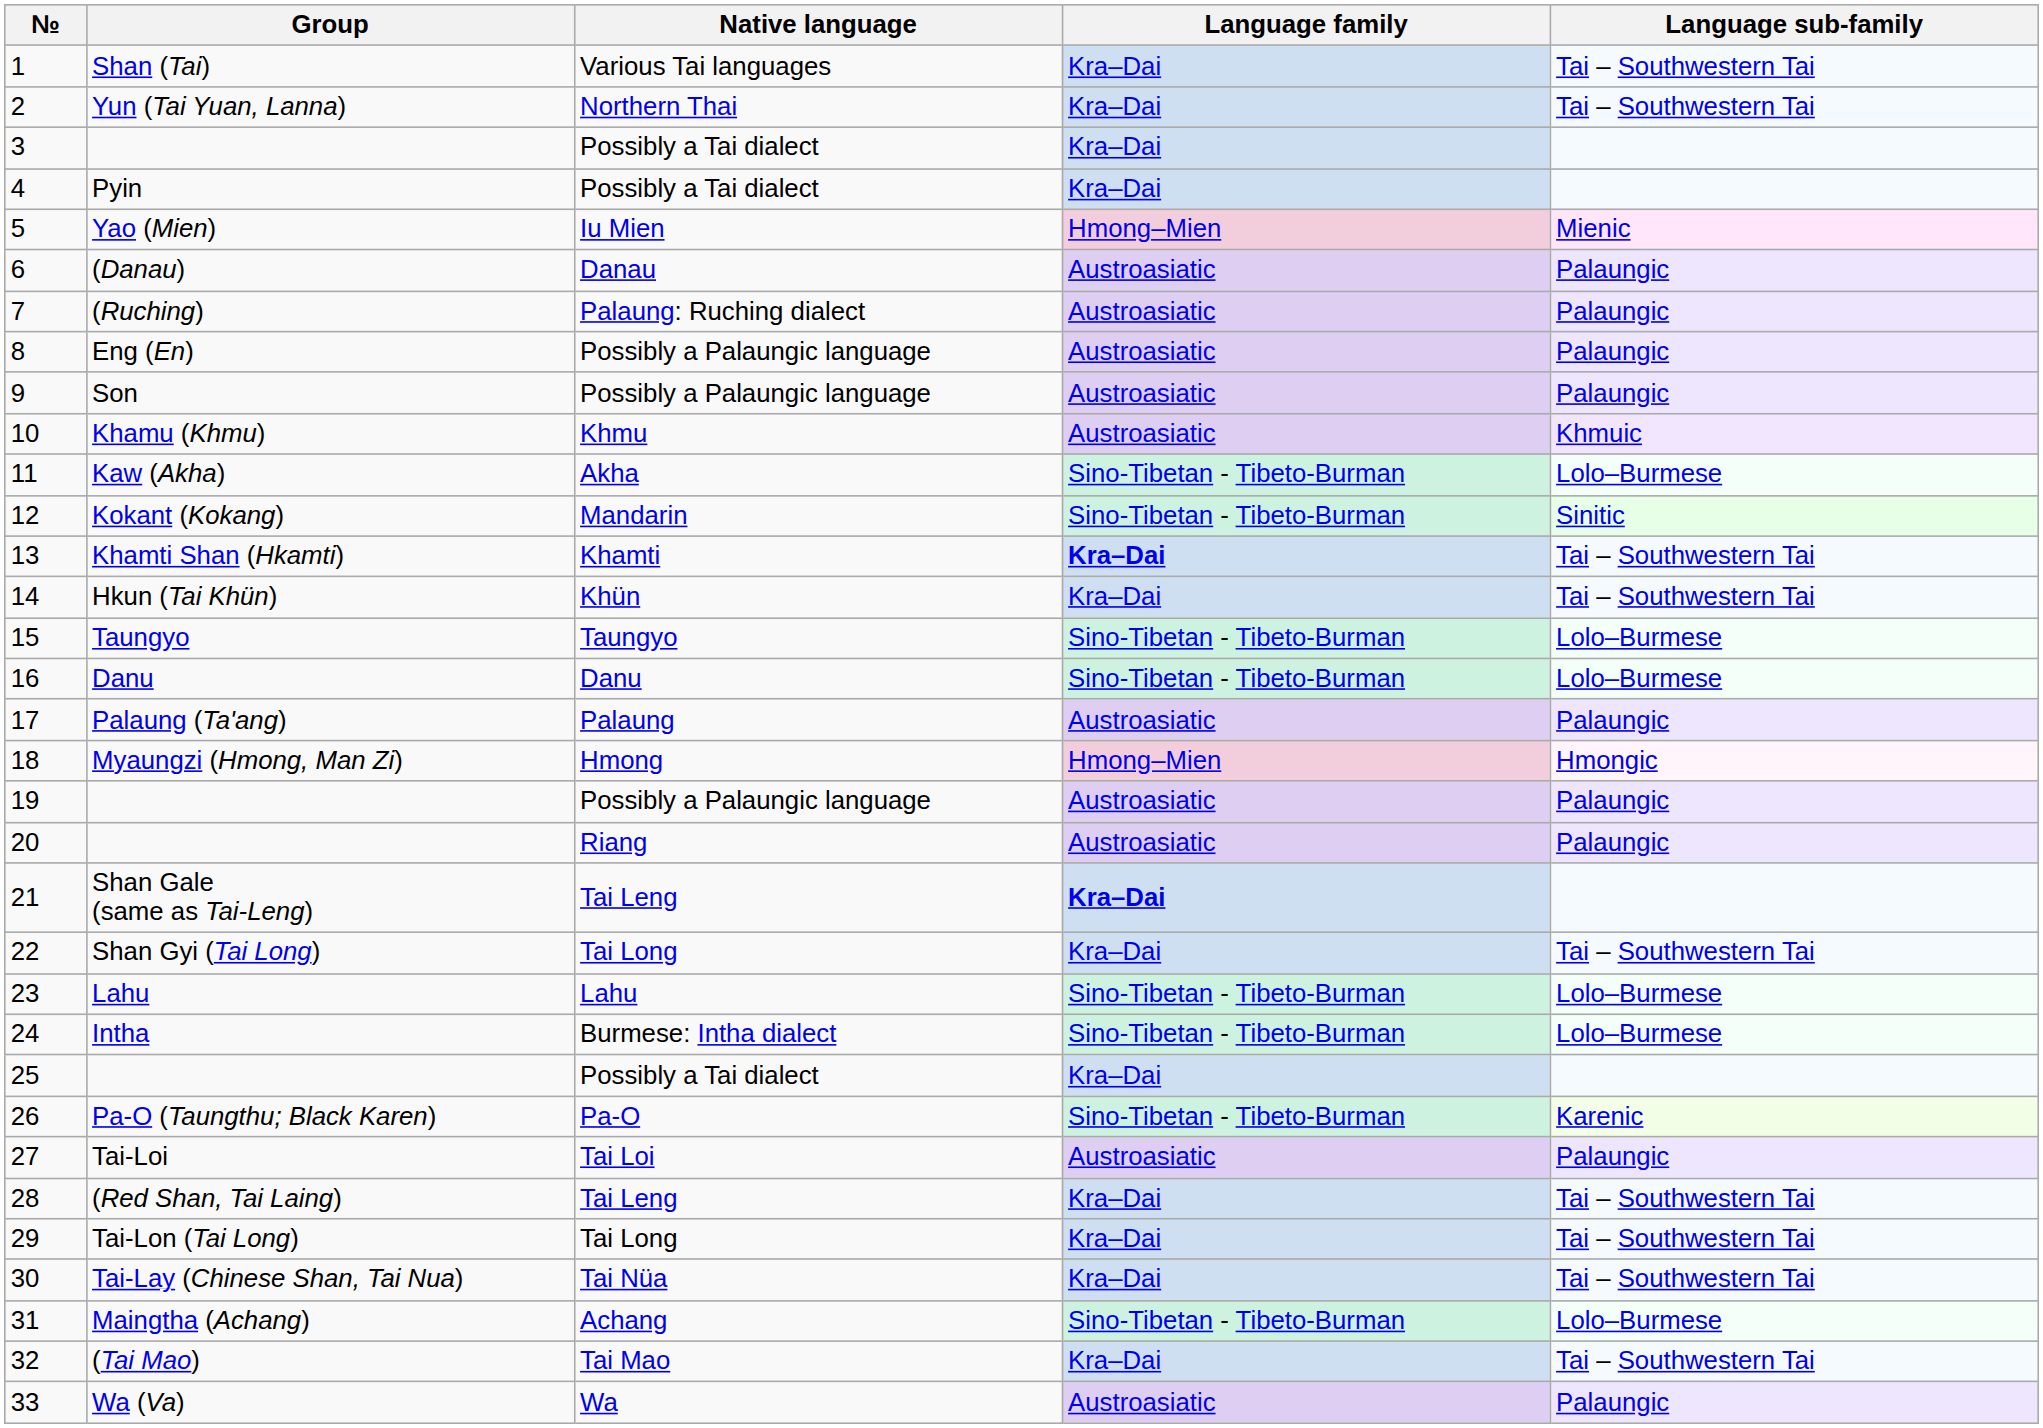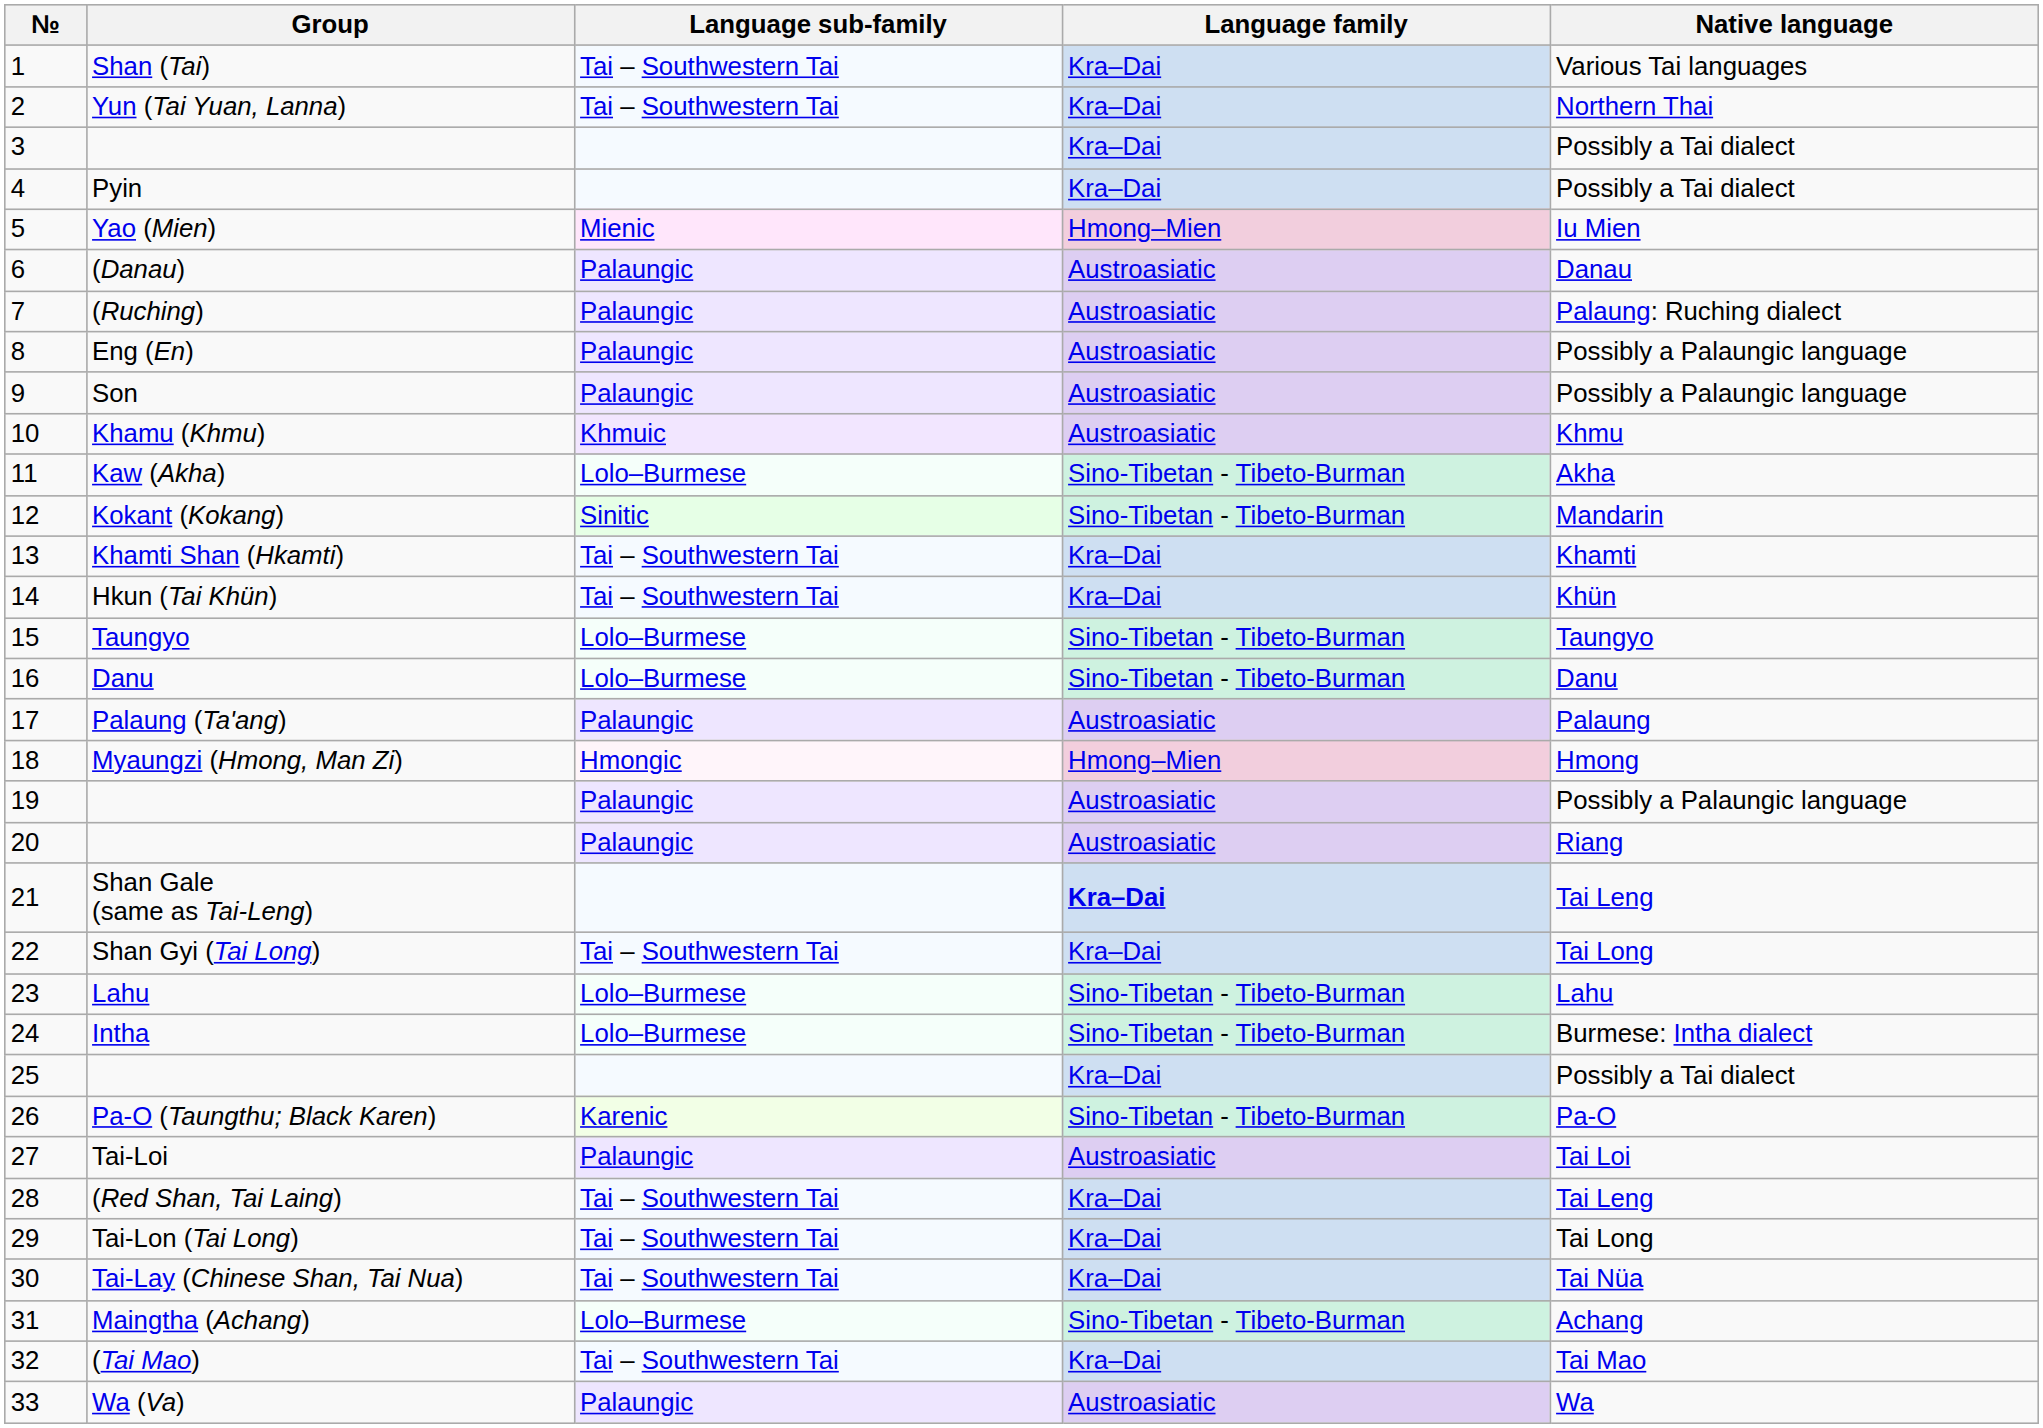columns swapped: (818, 24) <-> (1794, 24)
(1117, 556) bold -> (1115, 556) normal
